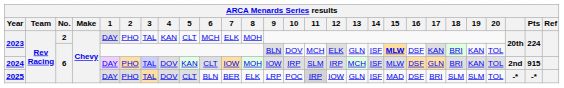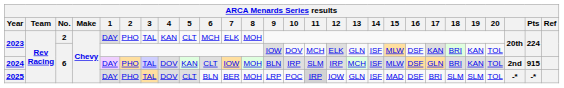(274, 50) BLN -> (274, 50) IOW
(395, 50) bold -> (395, 50) normal
(274, 63) IOW -> (274, 63) BLN
(253, 76) ELK -> (253, 76) MOH
